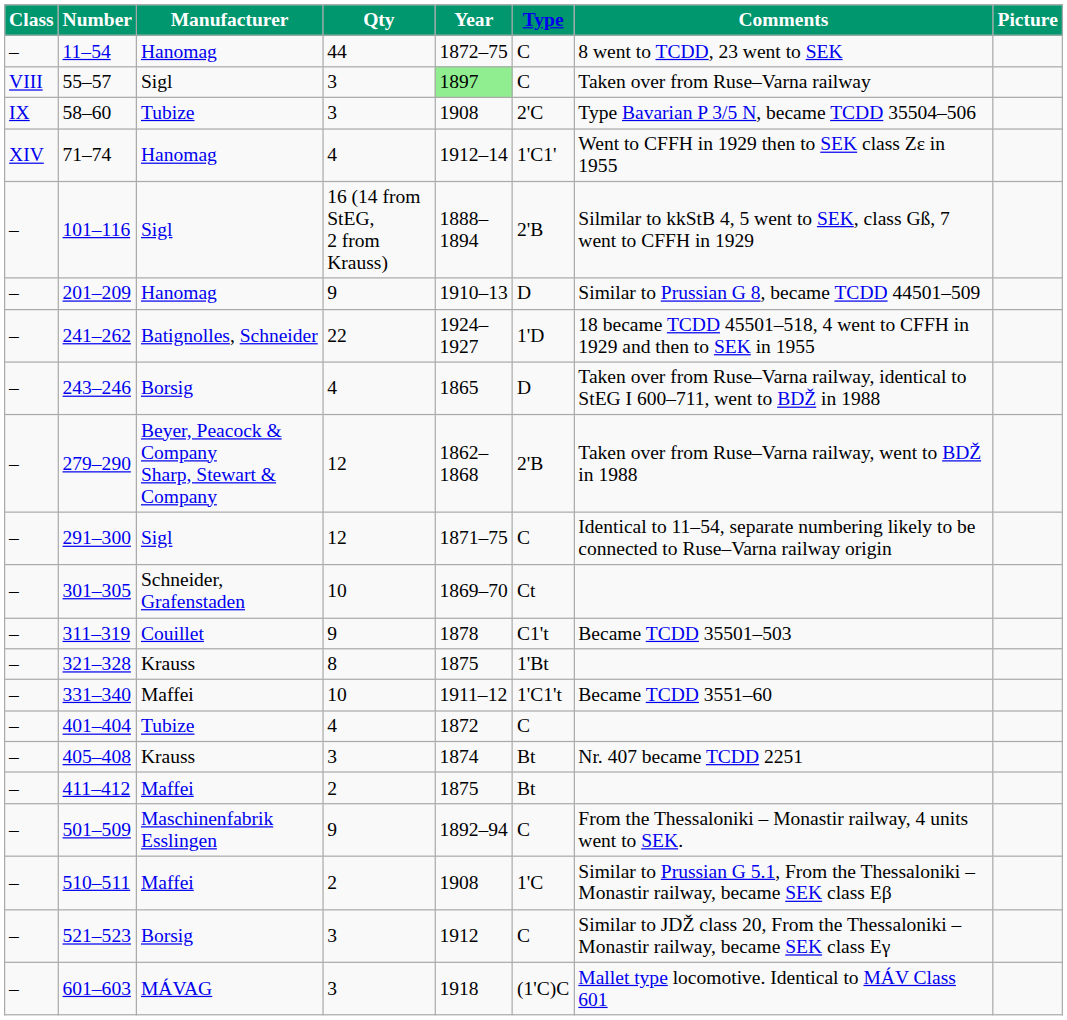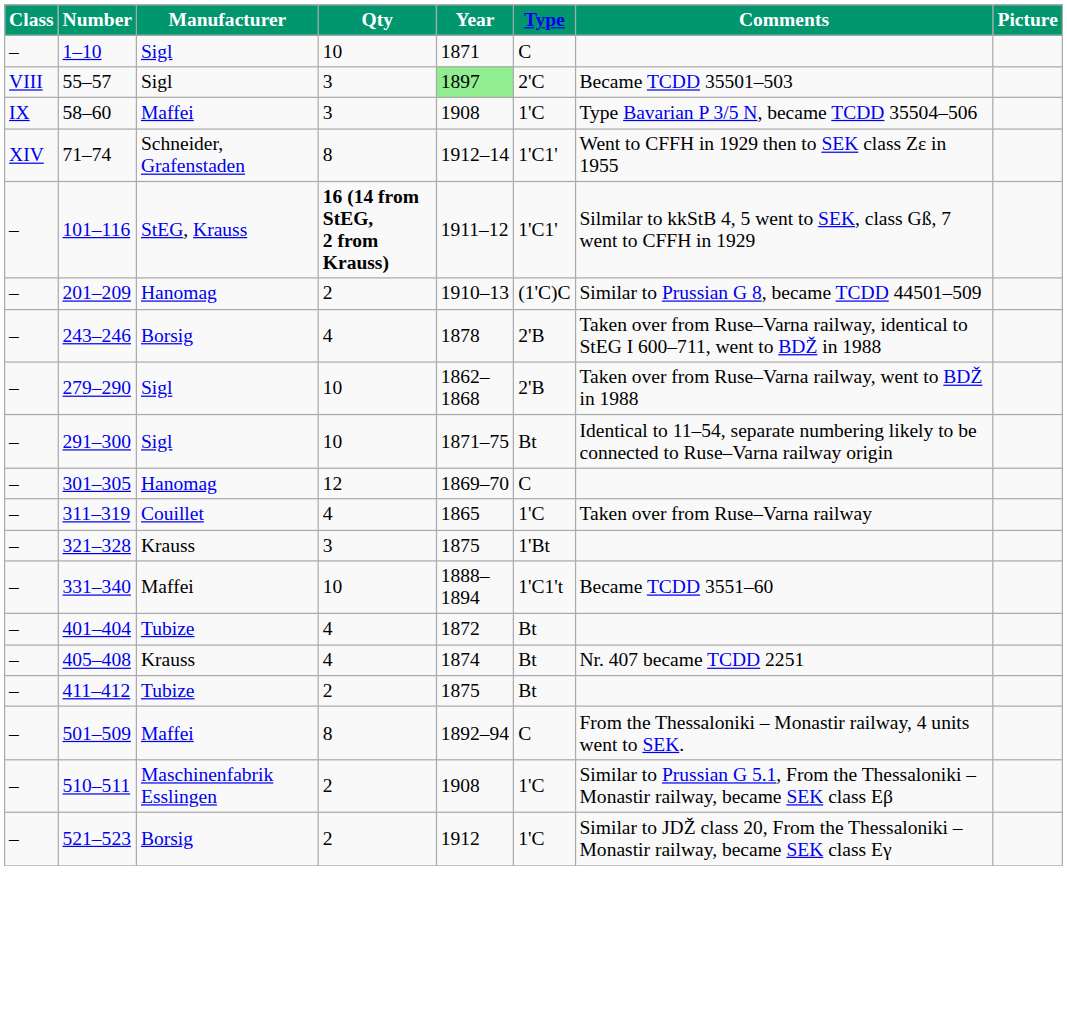+ row: (82, 50)
- row: (87, 50)
(524, 81) C -> (531, 81) 2'C
(725, 81) Taken over from Ruse–Varna railway -> (686, 81) Became TCDD 35501–503
(168, 112) Tubize -> (167, 112) Maffei
(530, 112) 2'C -> (531, 112) 1'C
(179, 154) Hanomag -> (193, 154) Schneider, Grafenstaden
(332, 154) 4 -> (328, 154) 8
(157, 229) Sigl -> (194, 229) StEG, Krauss
(374, 229) normal -> (371, 229) bold
(464, 229) 1888–1894 -> (475, 229) 1911–12
(530, 229) 2'B -> (538, 229) 1'C1'
(332, 293) 9 -> (328, 293) 2
(524, 293) D -> (544, 293) (1'C)C
- row: (97, 335)
(459, 388) 1865 -> (460, 335) 1878
(524, 388) D -> (531, 335) 2'B
(211, 463) Beyer, Peacock & Company Sharp, Stewart & Company -> (157, 388) Sigl
(337, 463) 12 -> (333, 388) 10
(337, 538) 12 -> (333, 441) 10
(524, 538) C -> (527, 441) Bt
(193, 591) Schneider, Grafenstaden -> (179, 483) Hanomag
(337, 591) 10 -> (333, 483) 12
(526, 591) Ct -> (525, 483) C
(332, 633) 9 -> (328, 514) 4
(459, 633) 1878 -> (460, 514) 1865
(533, 633) C1't -> (531, 514) 1'C
(685, 633) Became TCDD 35501–503 -> (726, 514) Taken over from Ruse–Varna railway
(332, 663) 8 -> (328, 545) 3
(473, 694) 1911–12 -> (465, 587) 1888–1894
(524, 725) C -> (527, 629) Bt
(332, 756) 3 -> (328, 660) 4
(167, 787) Maffei -> (168, 690) Tubize
(207, 829) Maschinenfabrik Esslingen -> (167, 732) Maffei
(332, 829) 9 -> (328, 732) 8
(167, 882) Maffei -> (207, 785) Maschinenfabrik Esslingen
(332, 935) 3 -> (328, 838) 2
(524, 935) C -> (531, 838) 1'C
- row: (97, 988)
